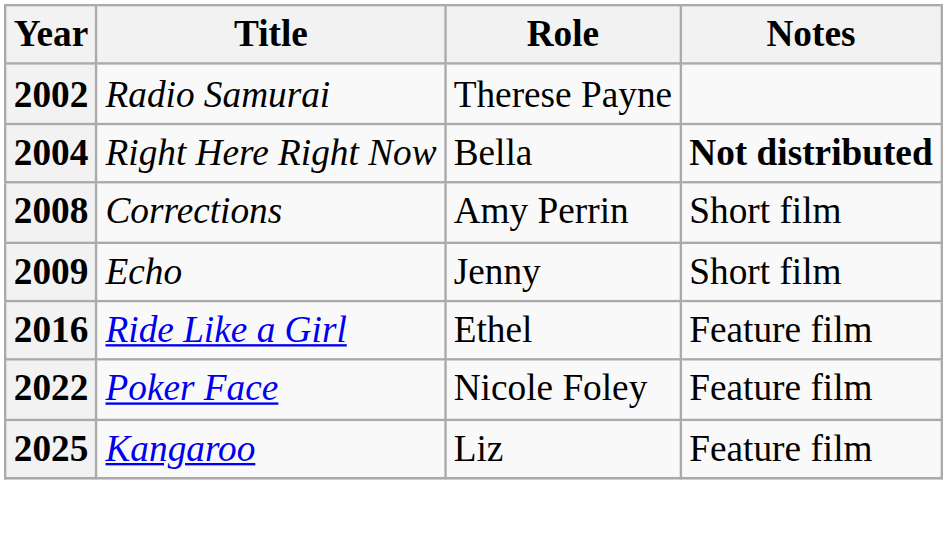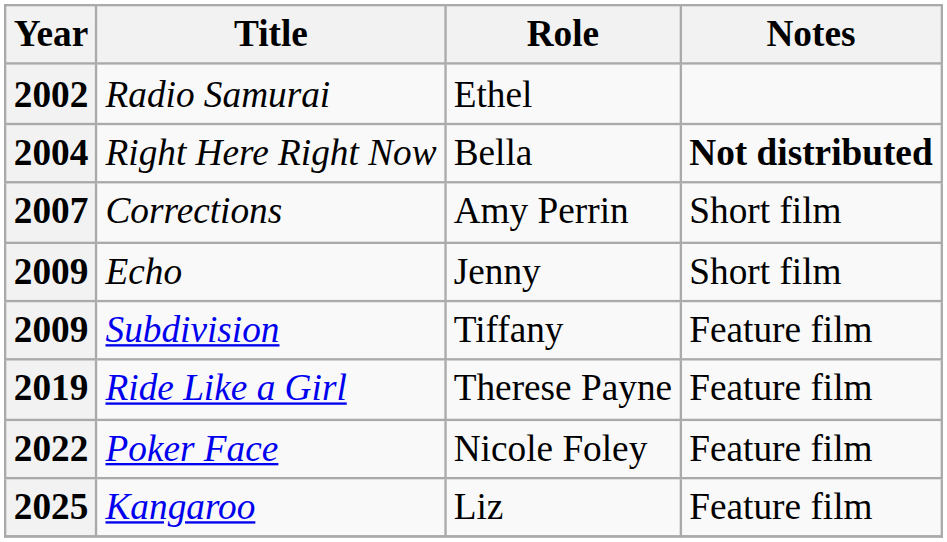(563, 93) Therese Payne -> (493, 93) Ethel
(51, 211) 2008 -> (51, 211) 2007
+ row: (192, 329)
(51, 329) 2016 -> (51, 388) 2019
(493, 329) Ethel -> (563, 388) Therese Payne
